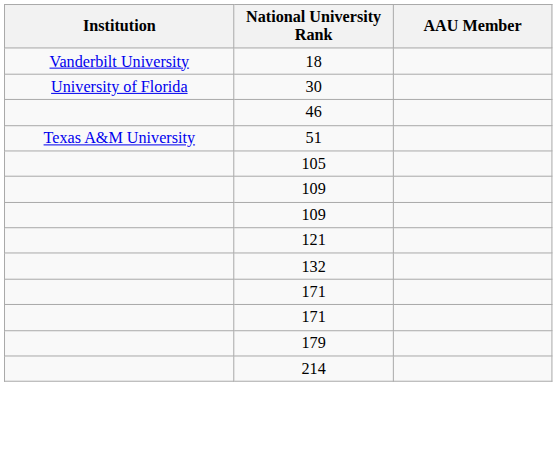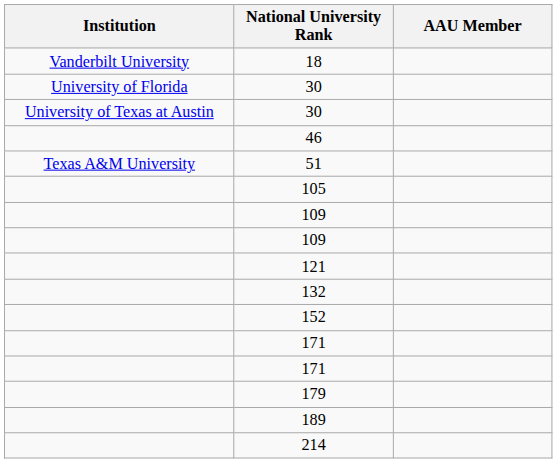+ row: (119, 112)
+ row: (119, 317)
+ row: (119, 420)
